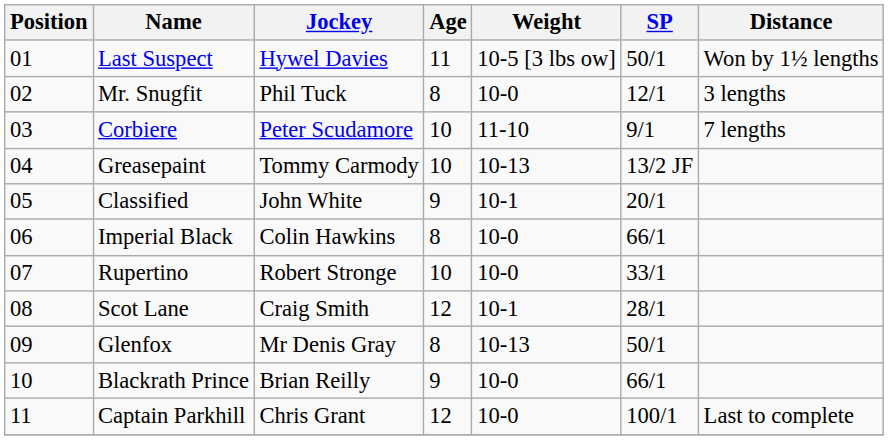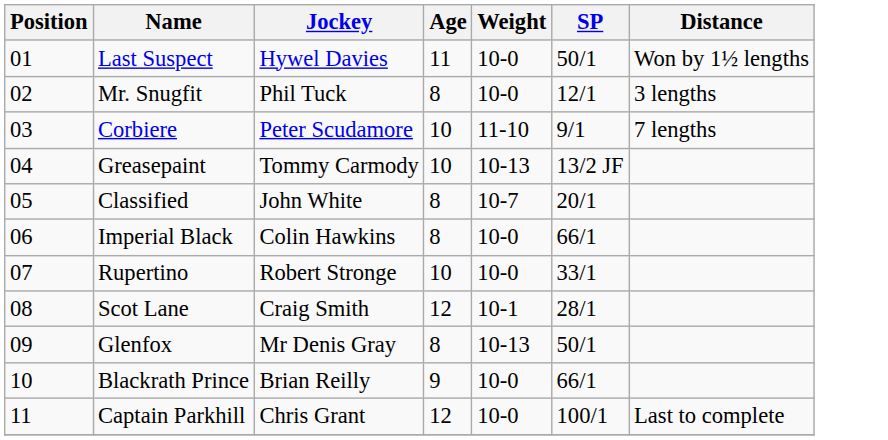(546, 58) 10-5 [3 lbs ow] -> (498, 58) 10-0
(435, 201) 9 -> (435, 201) 8
(498, 201) 10-1 -> (498, 201) 10-7
